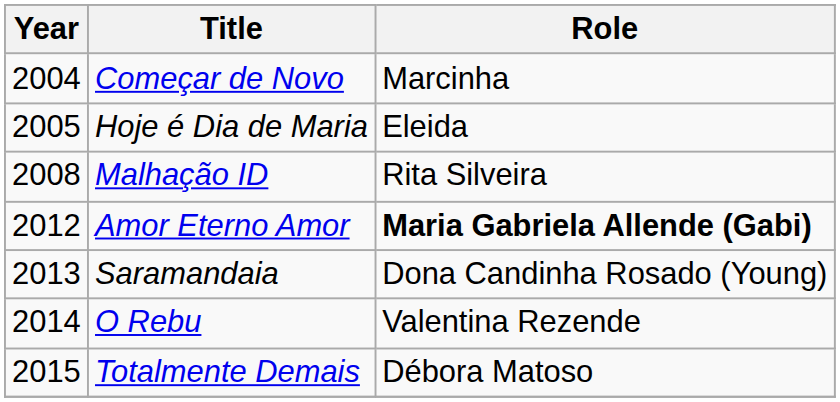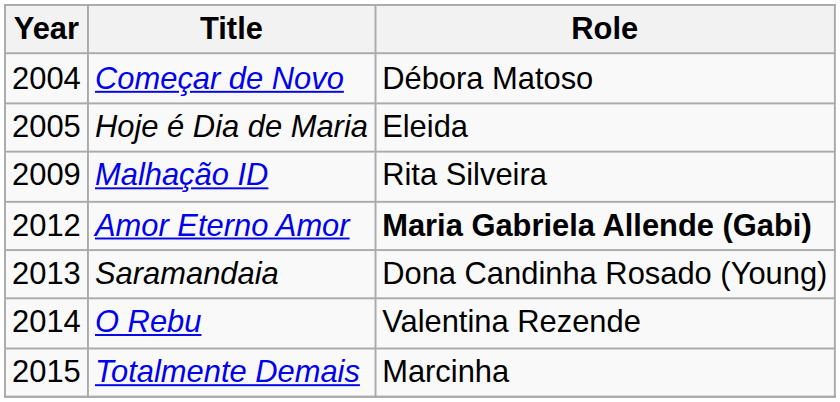(446, 77) Marcinha -> (488, 77) Débora Matoso
(46, 175) 2008 -> (46, 175) 2009
(488, 371) Débora Matoso -> (446, 371) Marcinha
